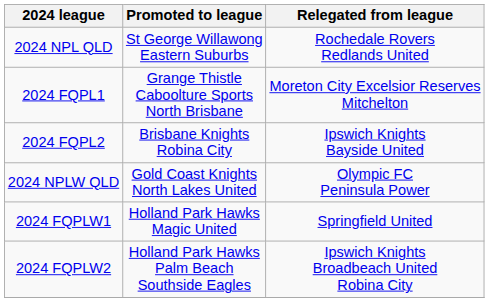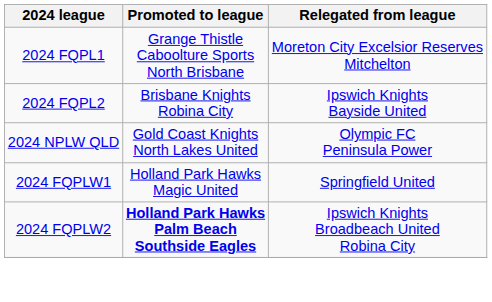- row: (64, 47)
(194, 269) normal -> (196, 229) bold
